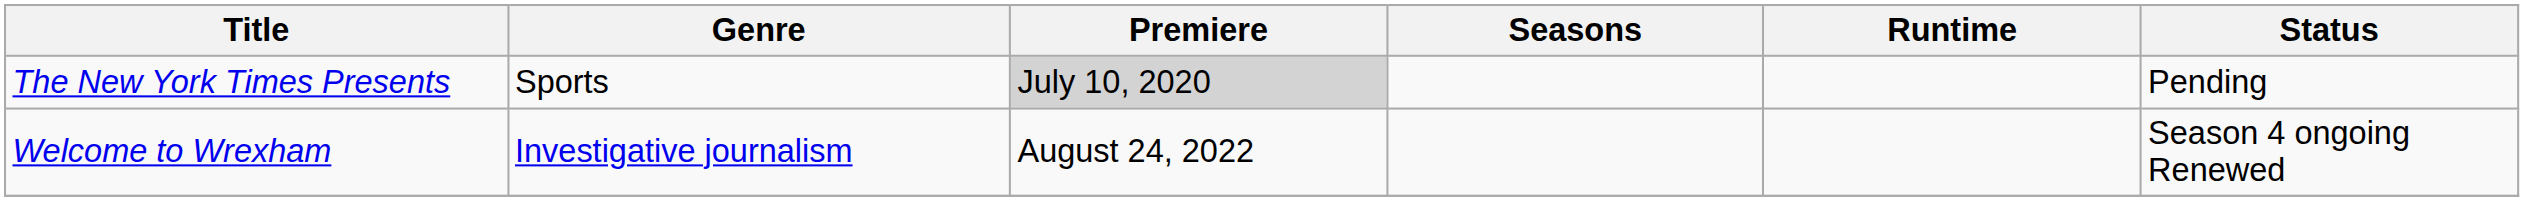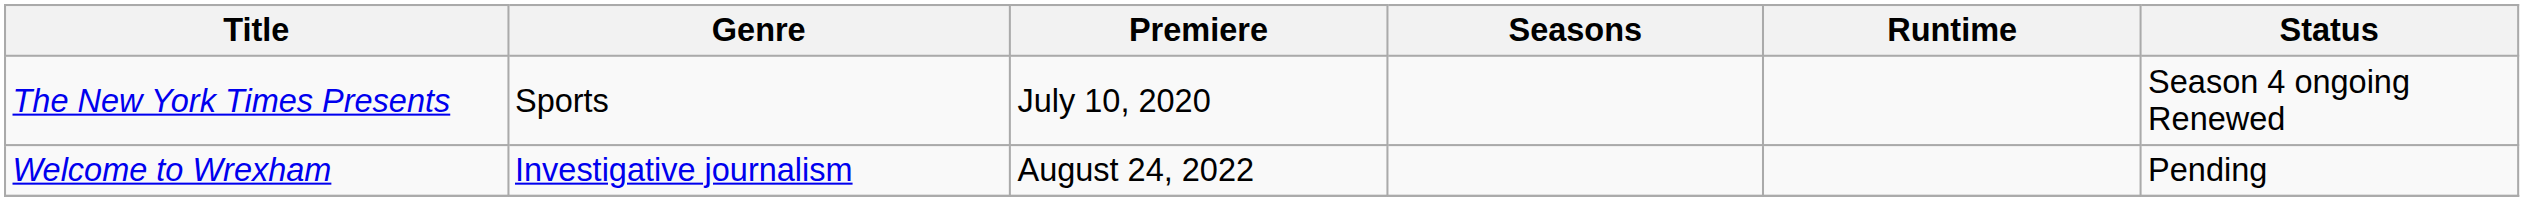(1114, 81) lightgrey background -> (1114, 100) no background
(2208, 81) Pending -> (2279, 100) Season 4 ongoing Renewed
(2279, 151) Season 4 ongoing Renewed -> (2208, 169) Pending
